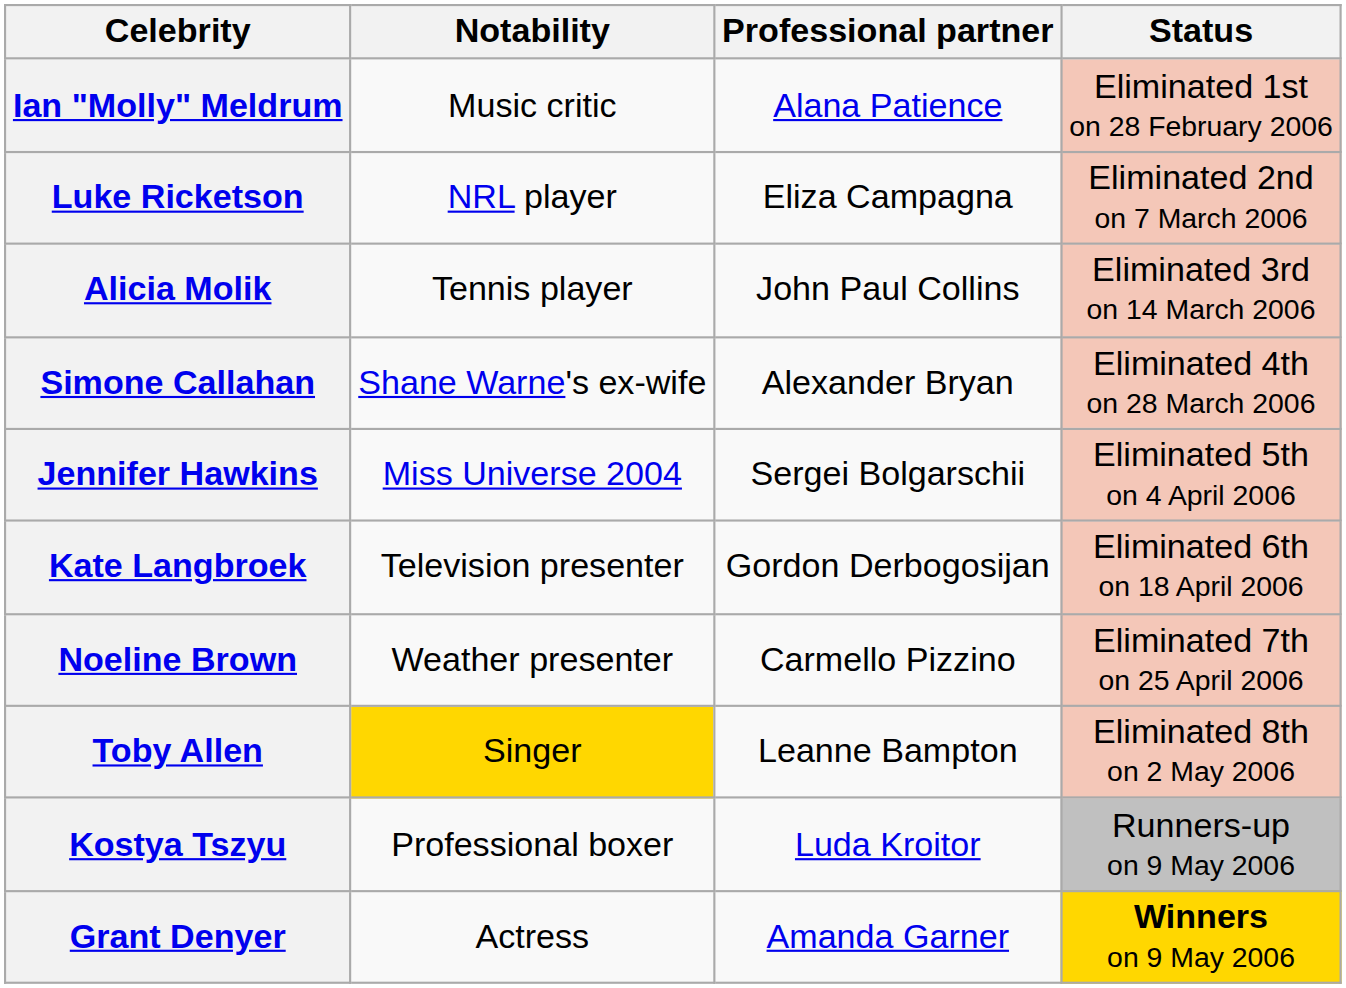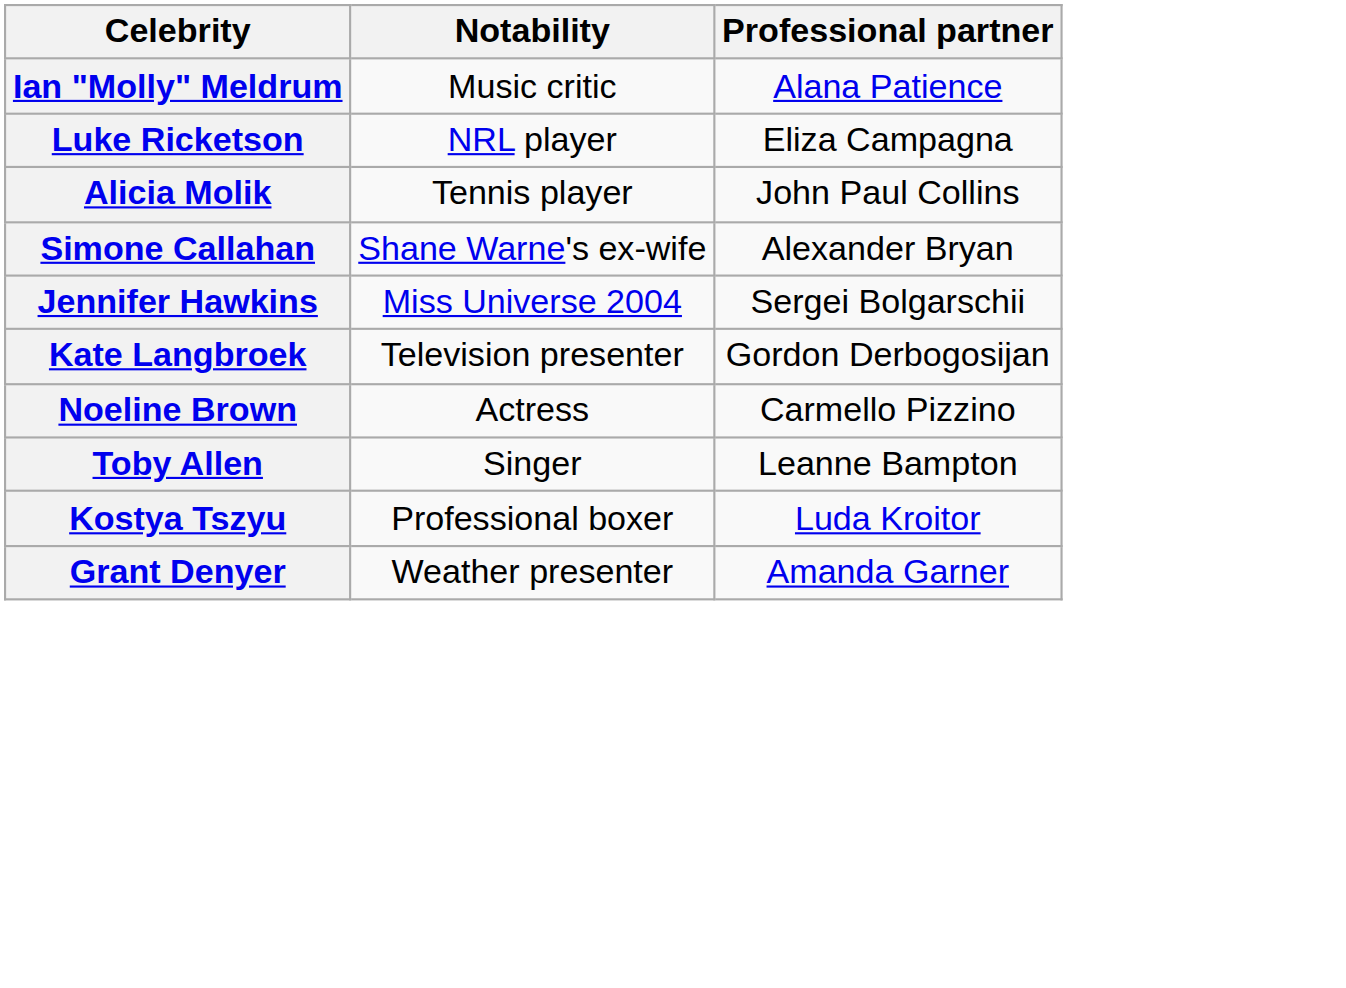- column: (1201, 31)
(532, 659) Weather presenter -> (532, 409) Actress
(532, 751) gold background -> (532, 463) no background
(532, 936) Actress -> (532, 572) Weather presenter
